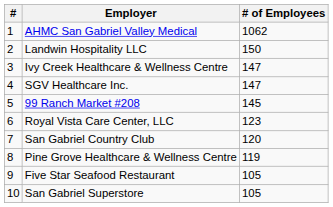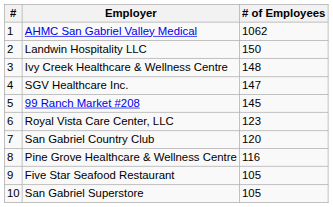(252, 67) 147 -> (252, 67) 148
(251, 157) 119 -> (251, 157) 116
